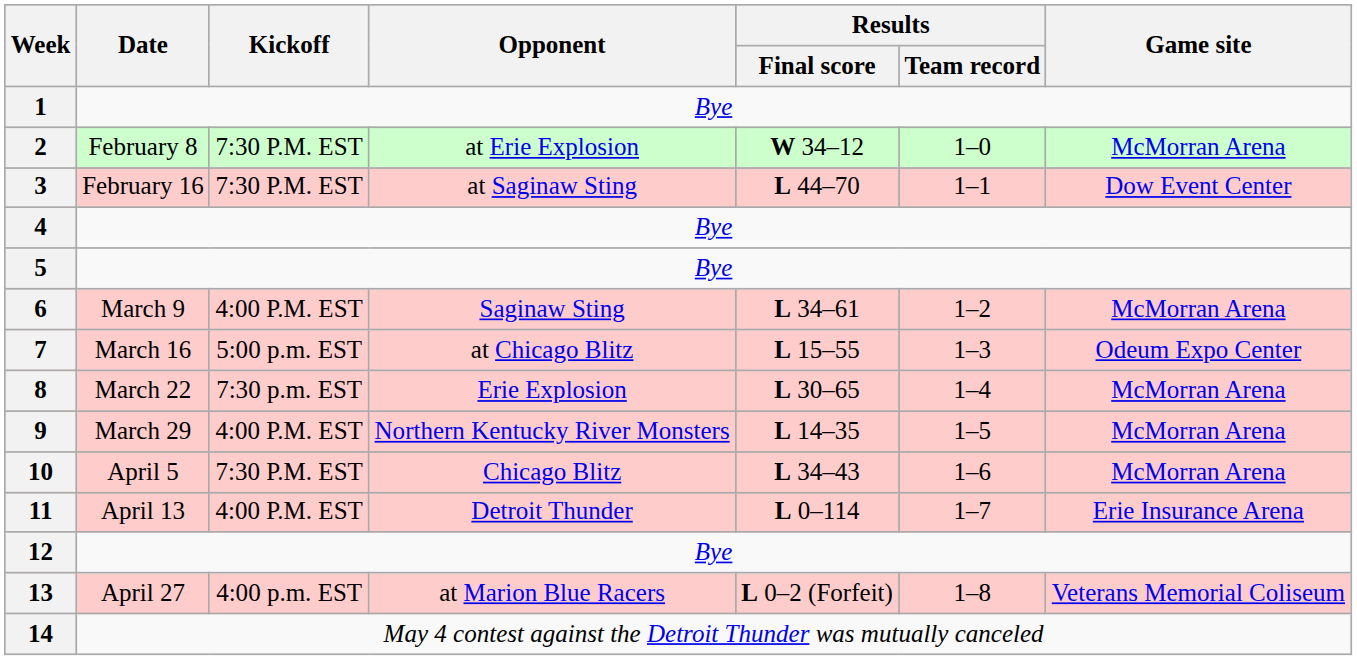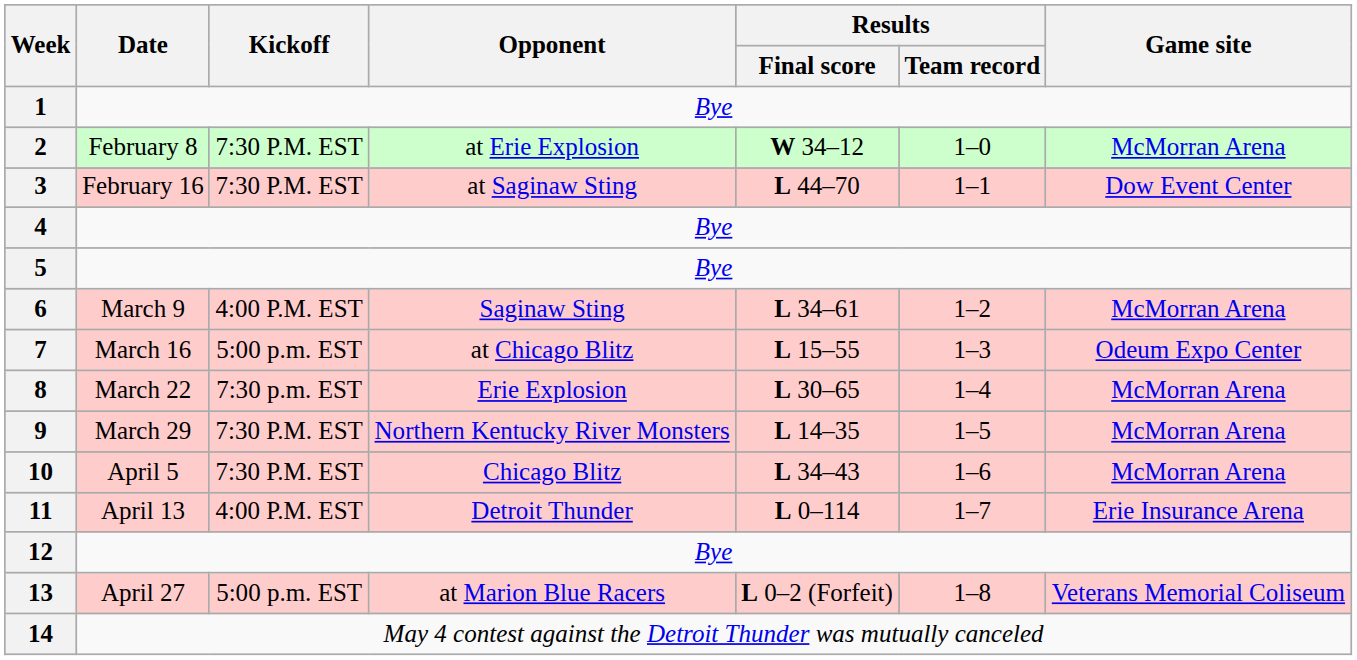(289, 430) 4:00 P.M. EST -> (289, 430) 7:30 P.M. EST
(289, 592) 4:00 p.m. EST -> (289, 592) 5:00 p.m. EST
